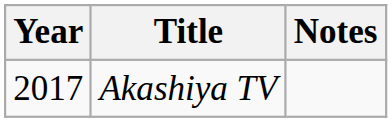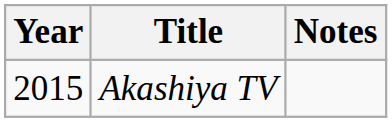(48, 87) 2017 -> (48, 87) 2015
